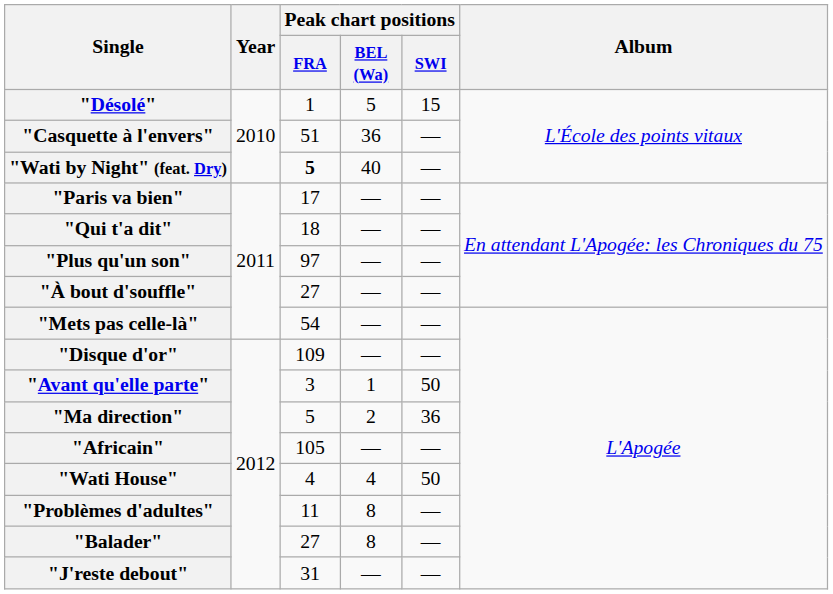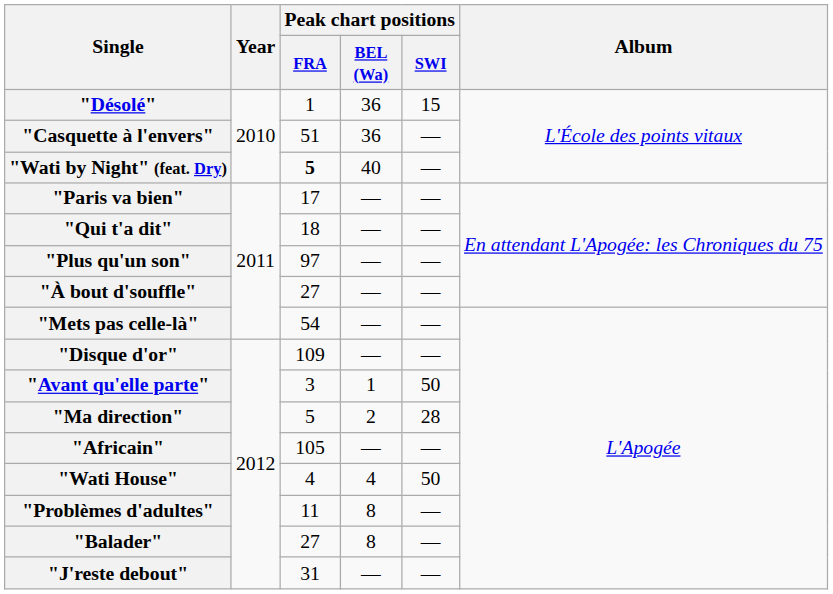(371, 104) 5 -> (371, 104) 36
(431, 416) 36 -> (431, 416) 28
